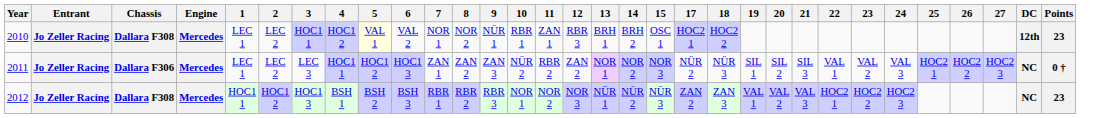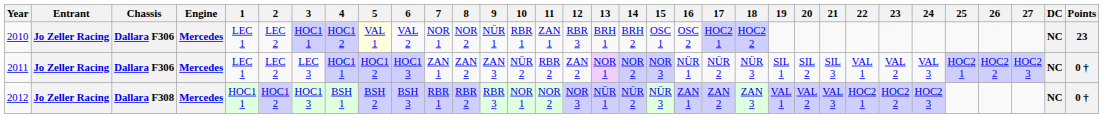+ column: (688, 12)
(144, 37) Dallara F308 -> (144, 37) Dallara F306
(1029, 37) 12th -> (1055, 37) NC
(1059, 97) 23 -> (1082, 97) 0 †
